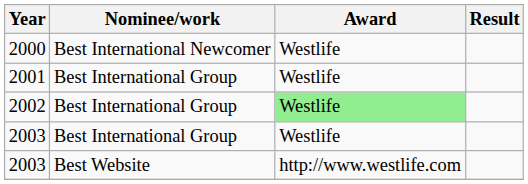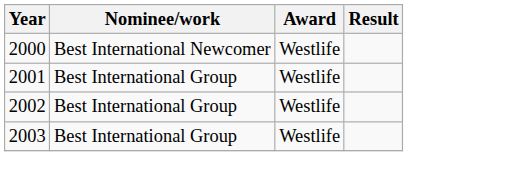(310, 106) lightgreen background -> (310, 106) no background
- row: (27, 164)
